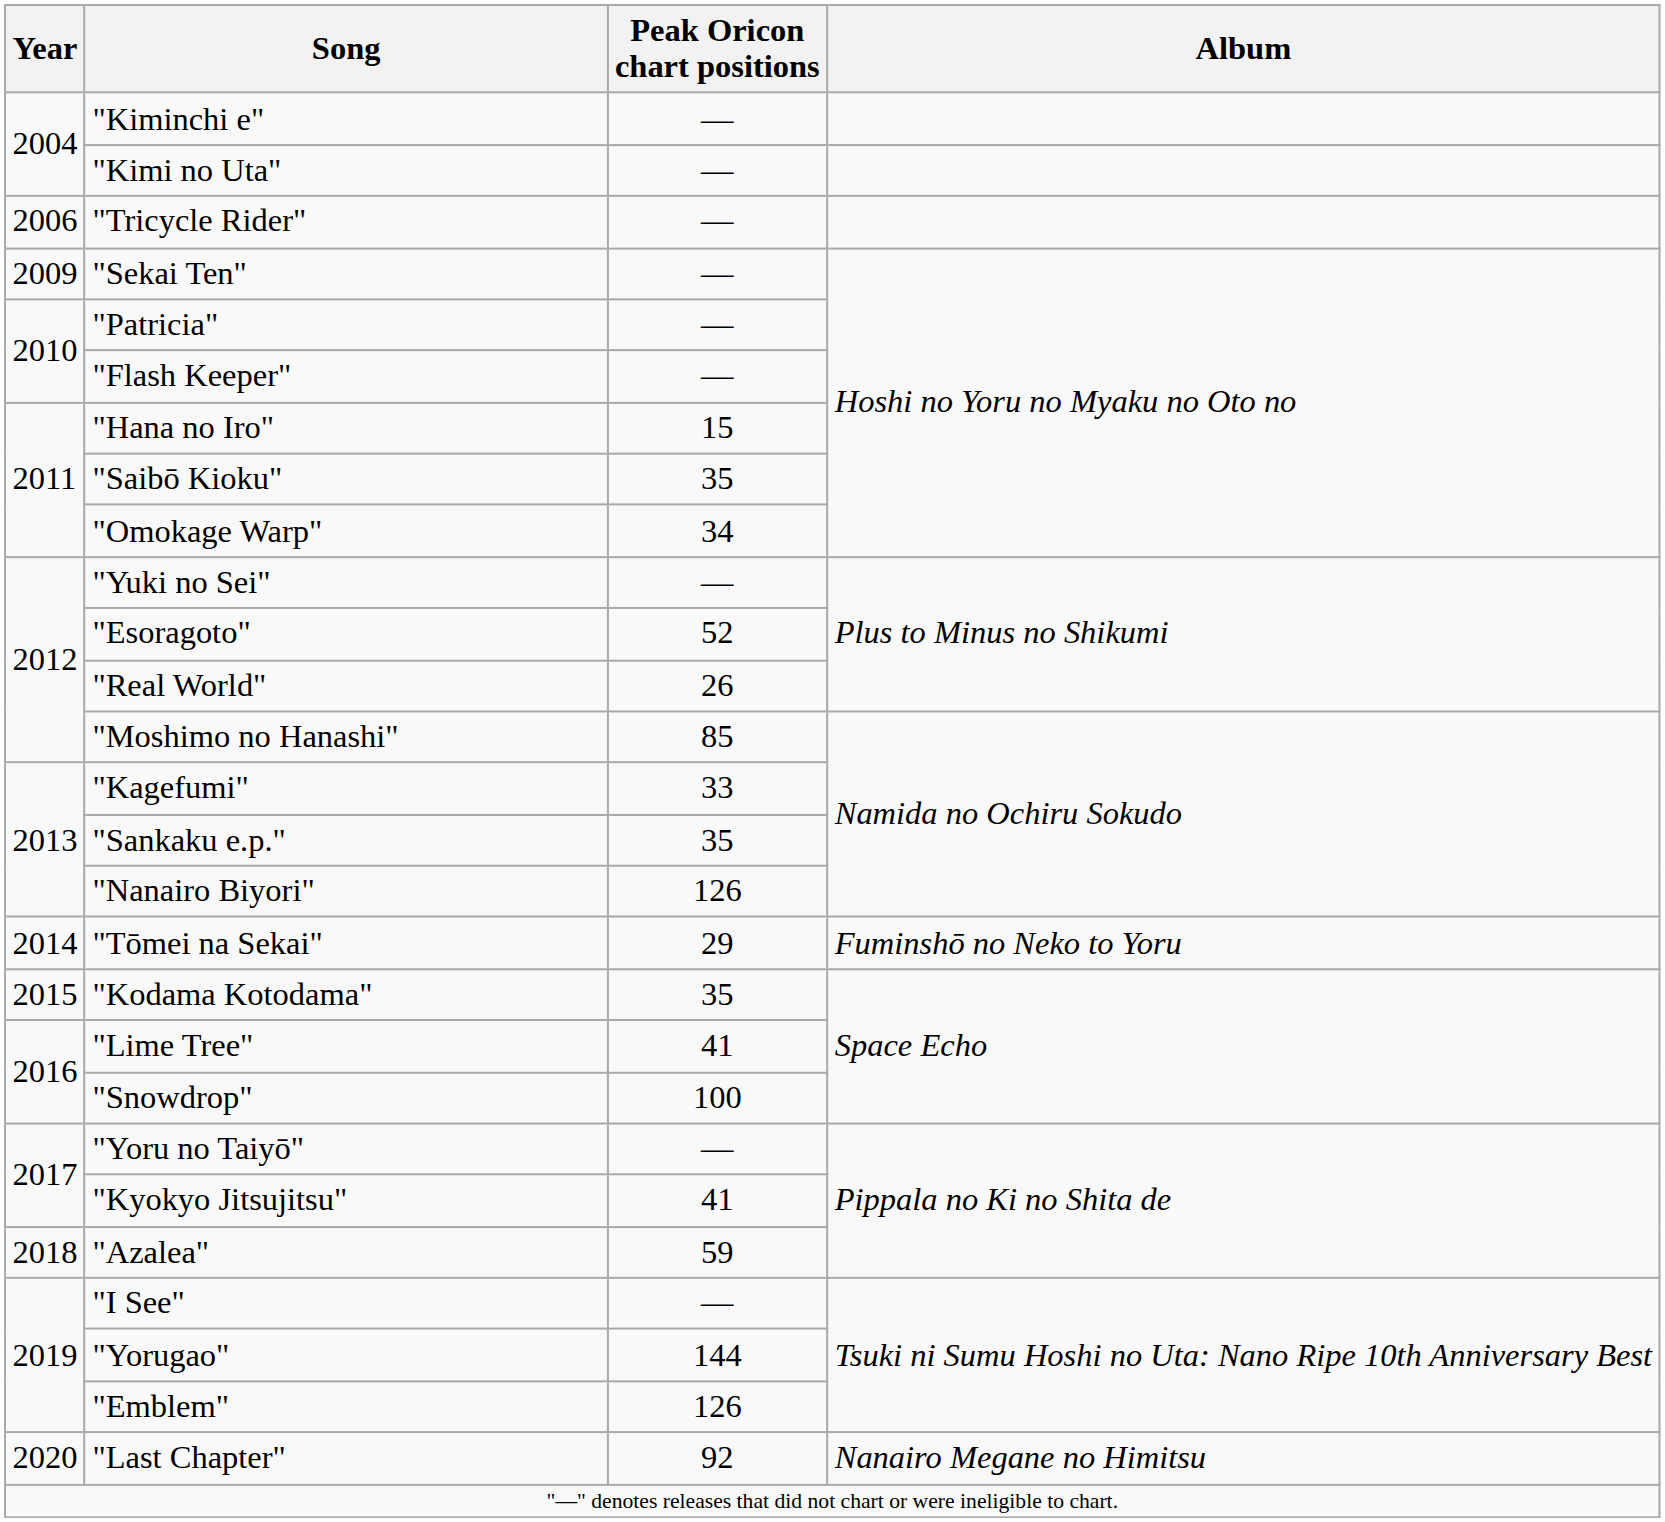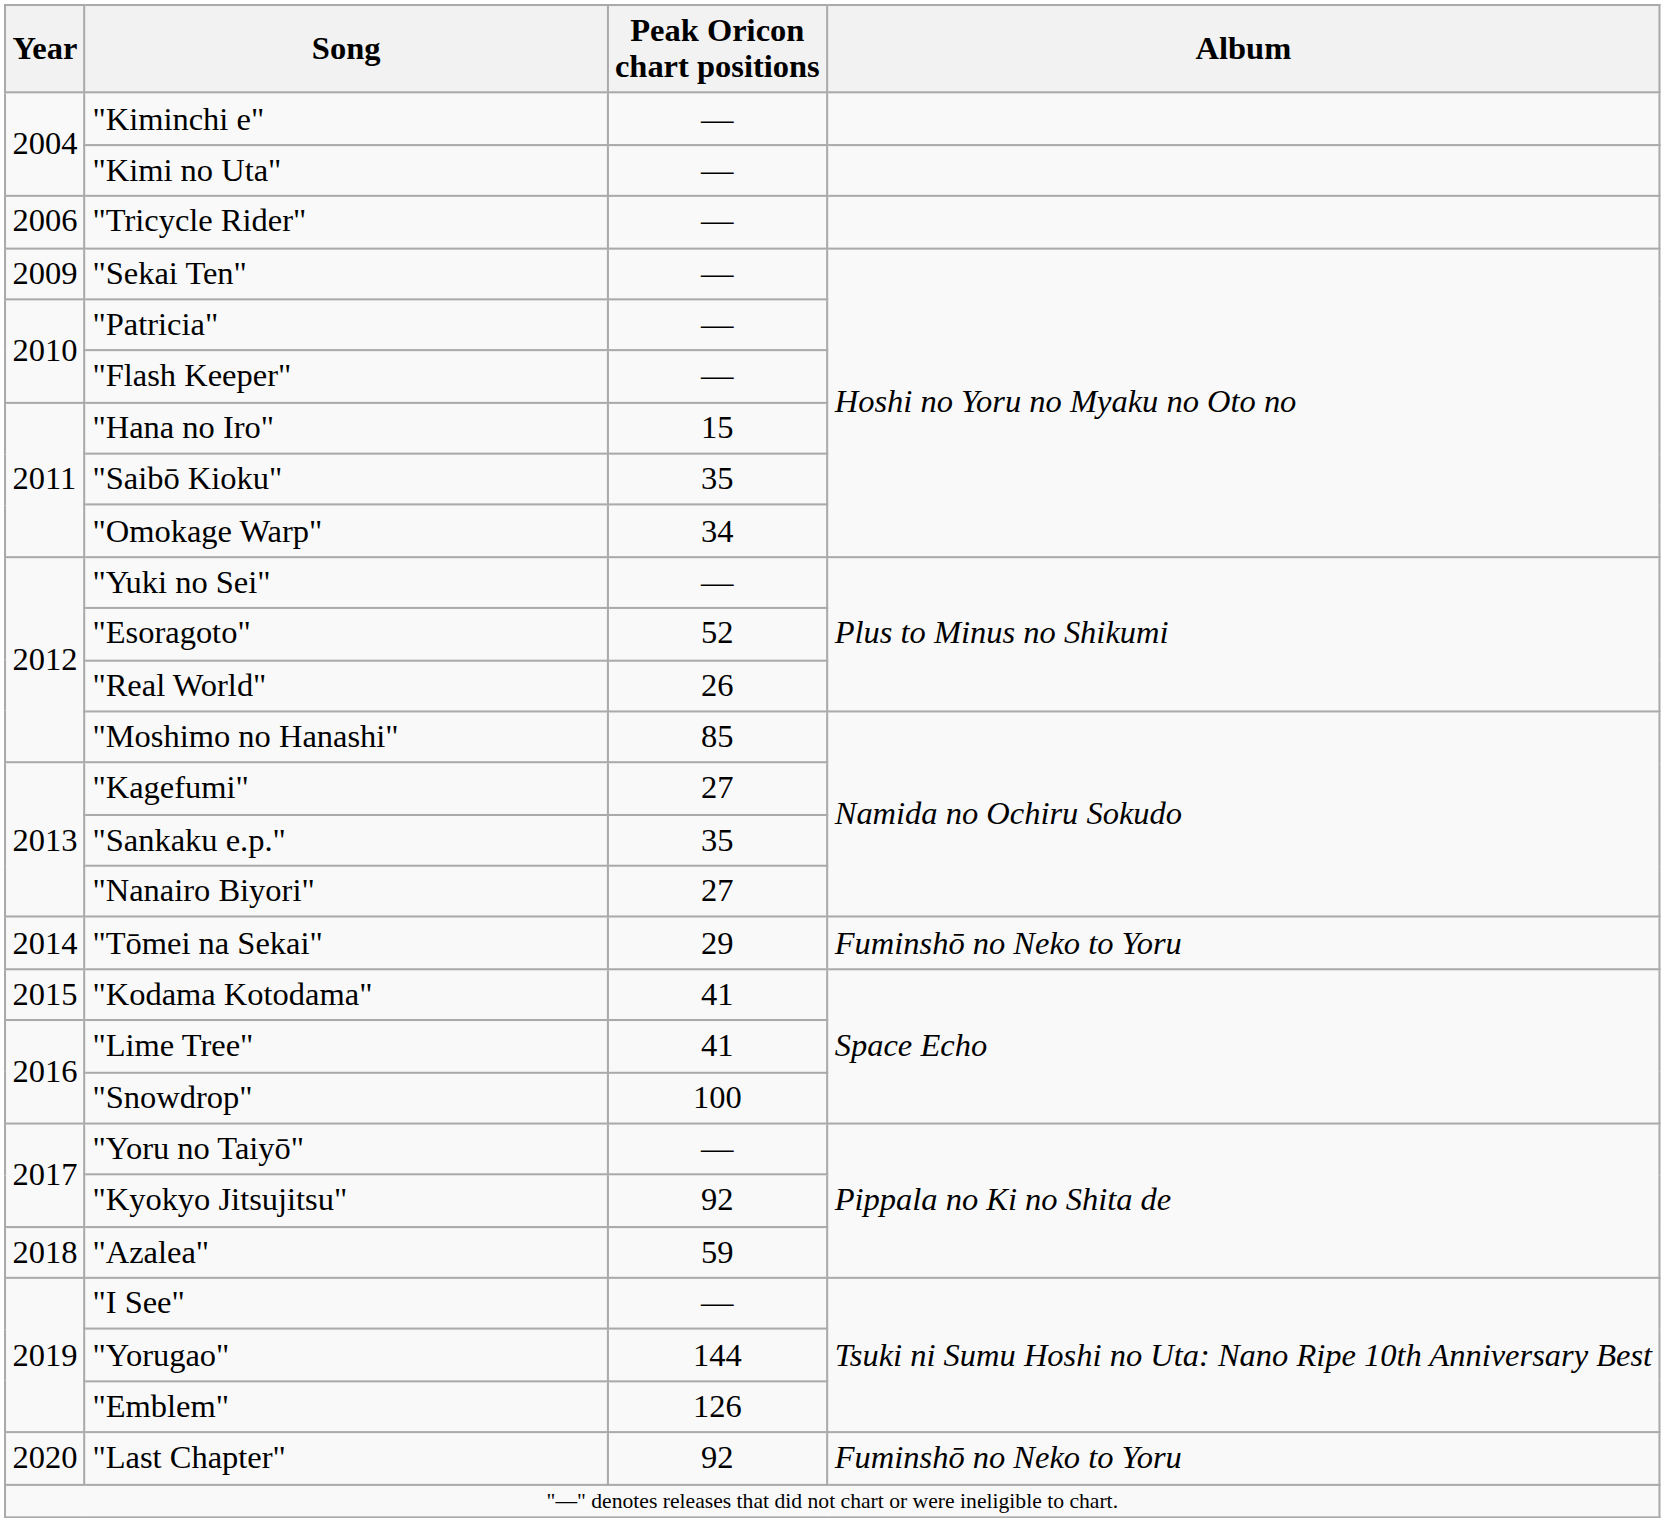(717, 787) 33 -> (717, 787) 27
(717, 890) 126 -> (717, 890) 27
(717, 993) 35 -> (717, 993) 41
(717, 1200) 41 -> (717, 1200) 92
(1020, 1457) Nanairo Megane no Himitsu -> (1008, 1457) Fuminshō no Neko to Yoru
